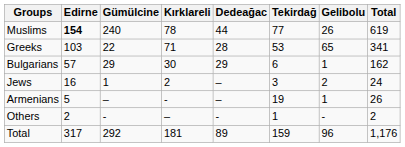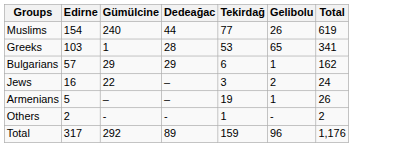- column: (187, 13)
(73, 30) bold -> (73, 30) normal
(109, 47) 22 -> (106, 47) 1
(106, 82) 1 -> (109, 82) 22
